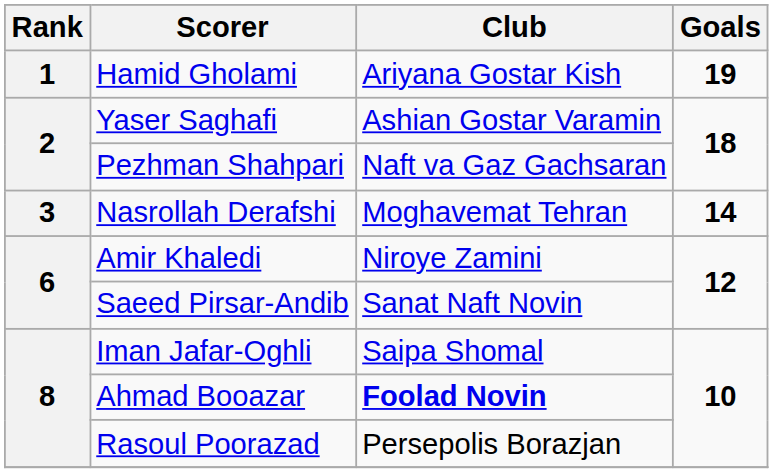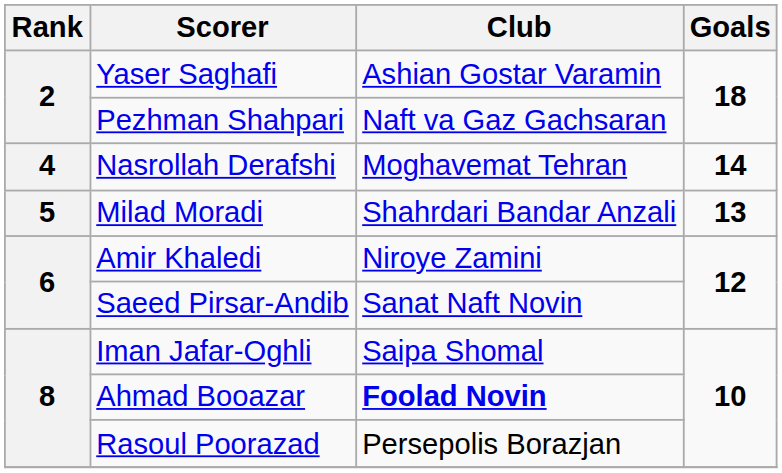- row: (197, 73)
(47, 212) 3 -> (47, 166) 4
+ row: (180, 212)
